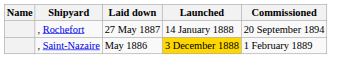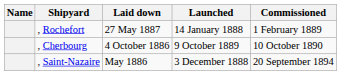(284, 29) 20 September 1894 -> (287, 29) 1 February 1889
+ row: (62, 45)
(202, 45) gold background -> (211, 62) no background
(278, 45) 1 February 1889 -> (293, 62) 20 September 1894
